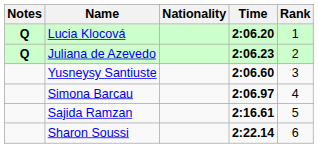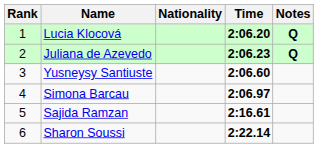columns swapped: (295, 14) <-> (25, 14)
